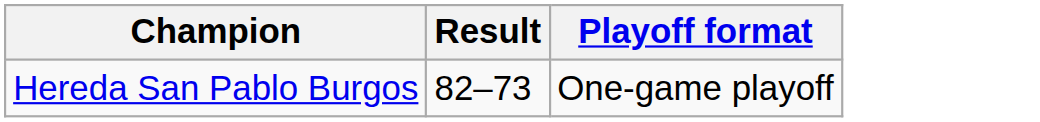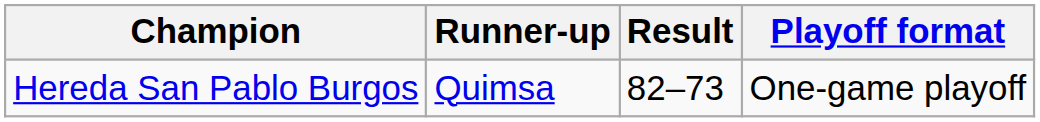+ column: (523, 32)
